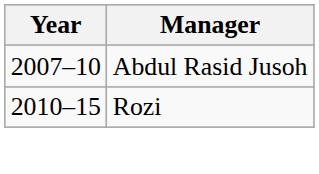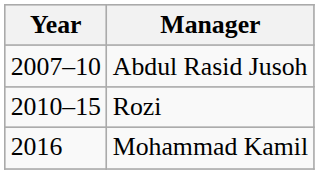+ row: (210, 147)
